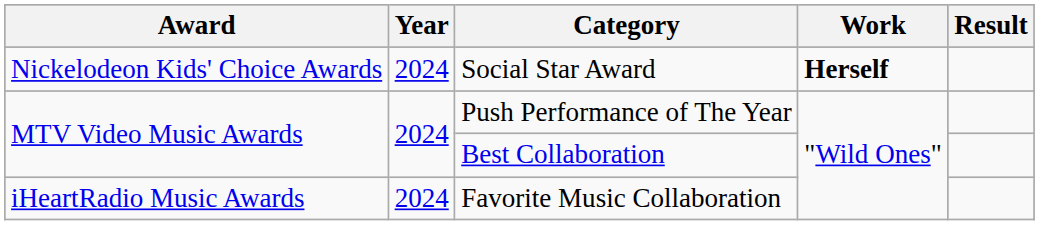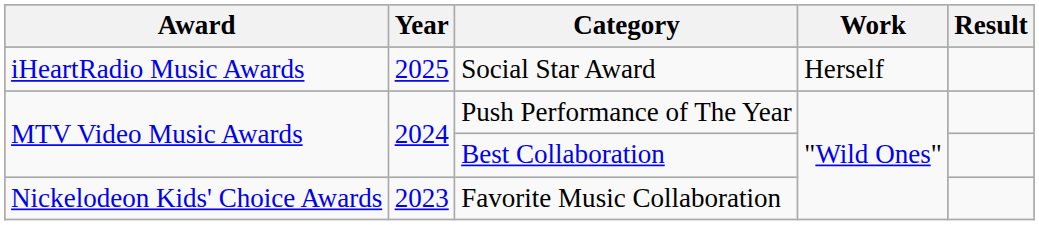(197, 68) Nickelodeon Kids' Choice Awards -> (158, 68) iHeartRadio Music Awards
(422, 68) 2024 -> (422, 68) 2025
(846, 68) bold -> (844, 68) normal
(158, 197) iHeartRadio Music Awards -> (197, 197) Nickelodeon Kids' Choice Awards
(422, 197) 2024 -> (422, 197) 2023
